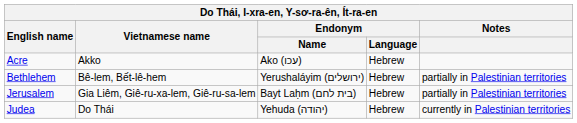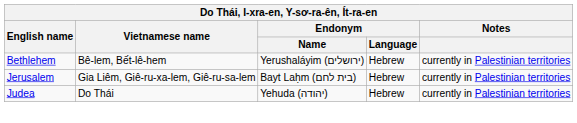- row: (17, 61)
(494, 77) partially in Palestinian territories -> (496, 61) currently in Palestinian territories
(494, 93) partially in Palestinian territories -> (496, 77) currently in Palestinian territories
